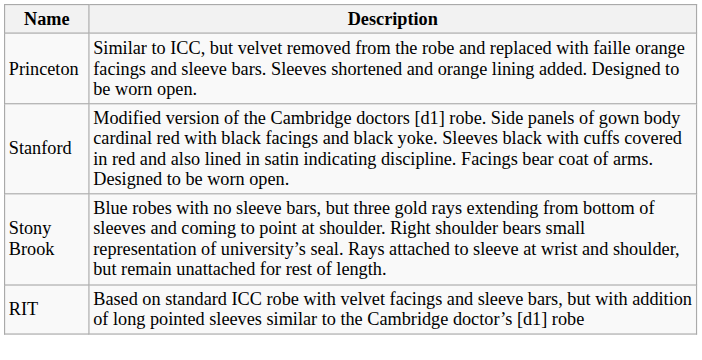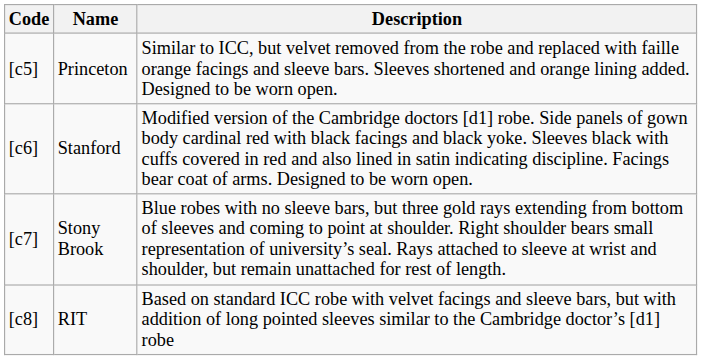+ column: (29, 18)
